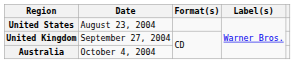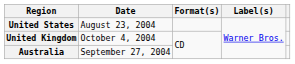(125, 38) September 27, 2004 -> (118, 38) October 4, 2004
(118, 52) October 4, 2004 -> (125, 52) September 27, 2004
